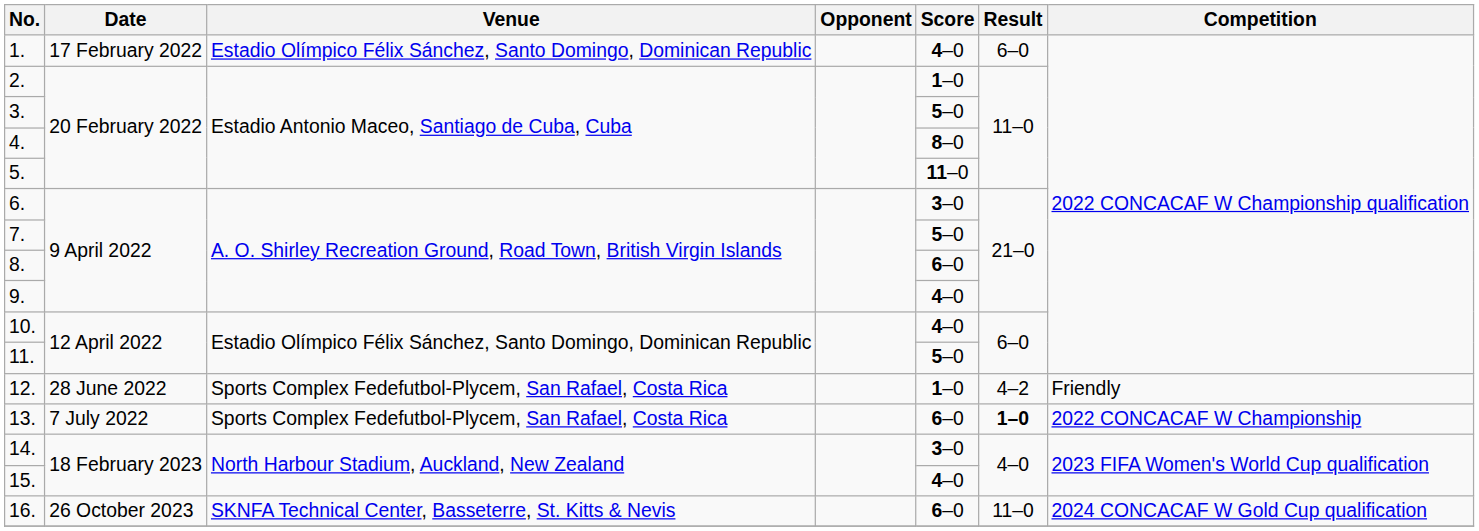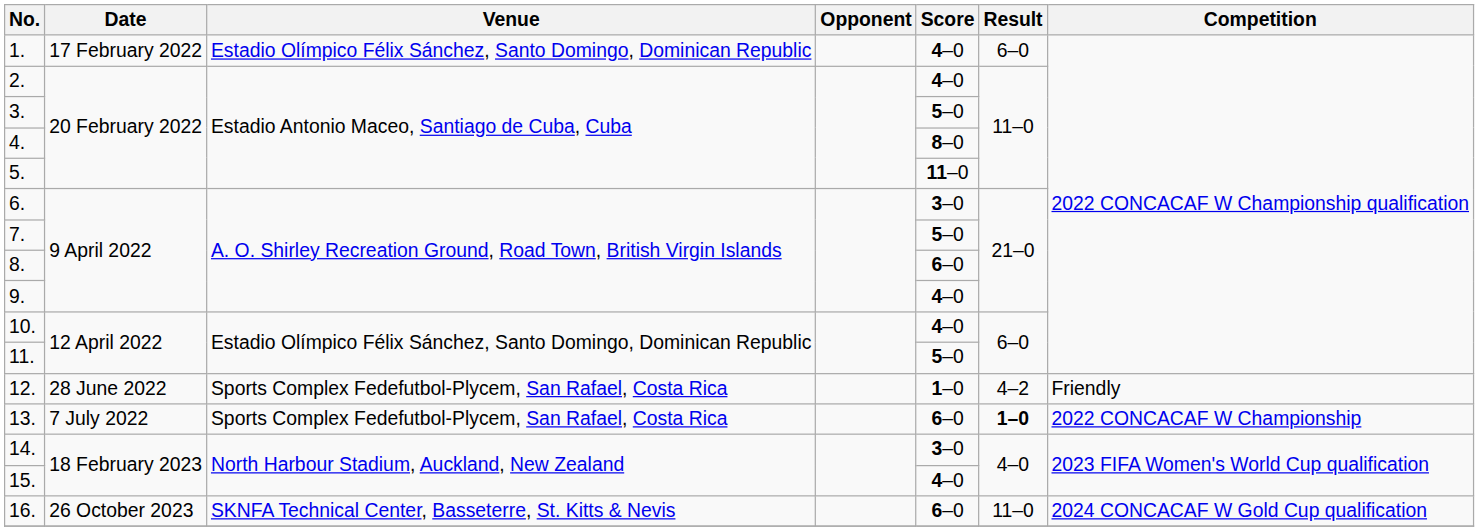(948, 81) 1–0 -> (948, 81) 4–0
